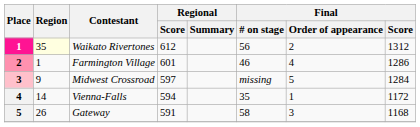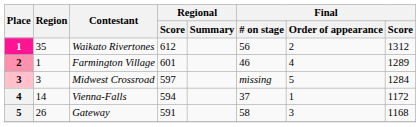(41, 46) lightyellow background -> (41, 46) no background
(398, 63) 1286 -> (398, 63) 1289
(38, 79) 9 -> (38, 79) 3
(245, 96) 35 -> (245, 96) 37
